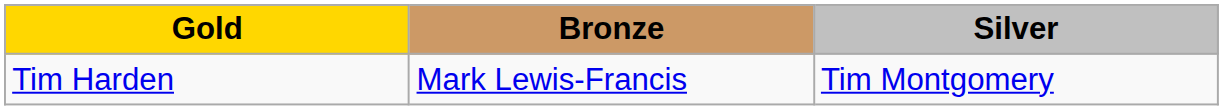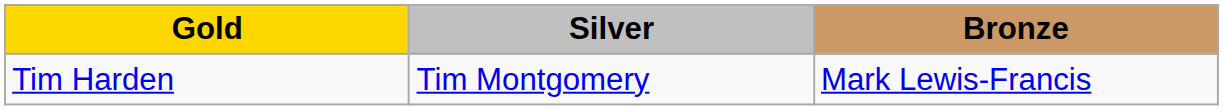columns swapped: (1016, 29) <-> (612, 29)
